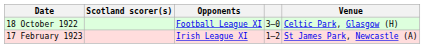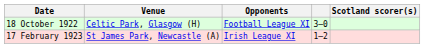columns swapped: (351, 11) <-> (129, 11)
